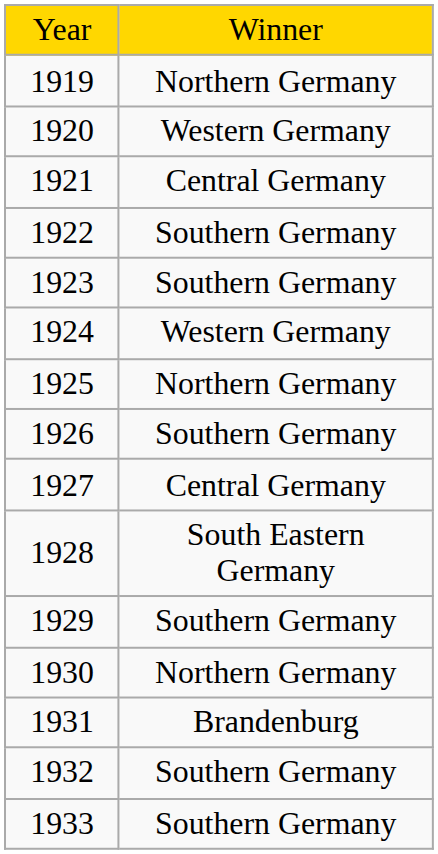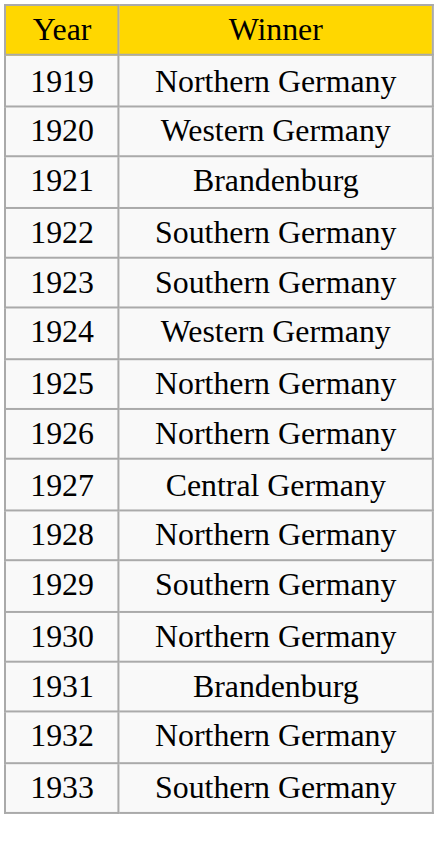(276, 181) Central Germany -> (276, 181) Brandenburg
(276, 433) Southern Germany -> (276, 433) Northern Germany
(276, 552) South Eastern Germany -> (276, 534) Northern Germany
(276, 772) Southern Germany -> (276, 736) Northern Germany
